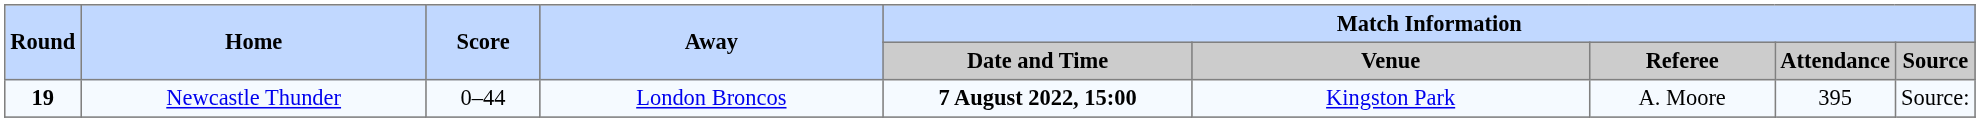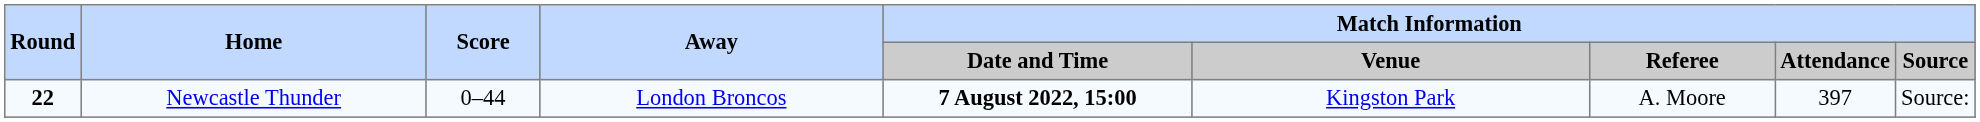(43, 98) 19 -> (43, 98) 22
(1835, 98) 395 -> (1835, 98) 397
